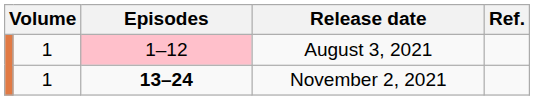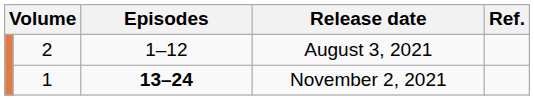(47, 49) 1 -> (47, 49) 2
(166, 49) pink background -> (166, 49) no background
